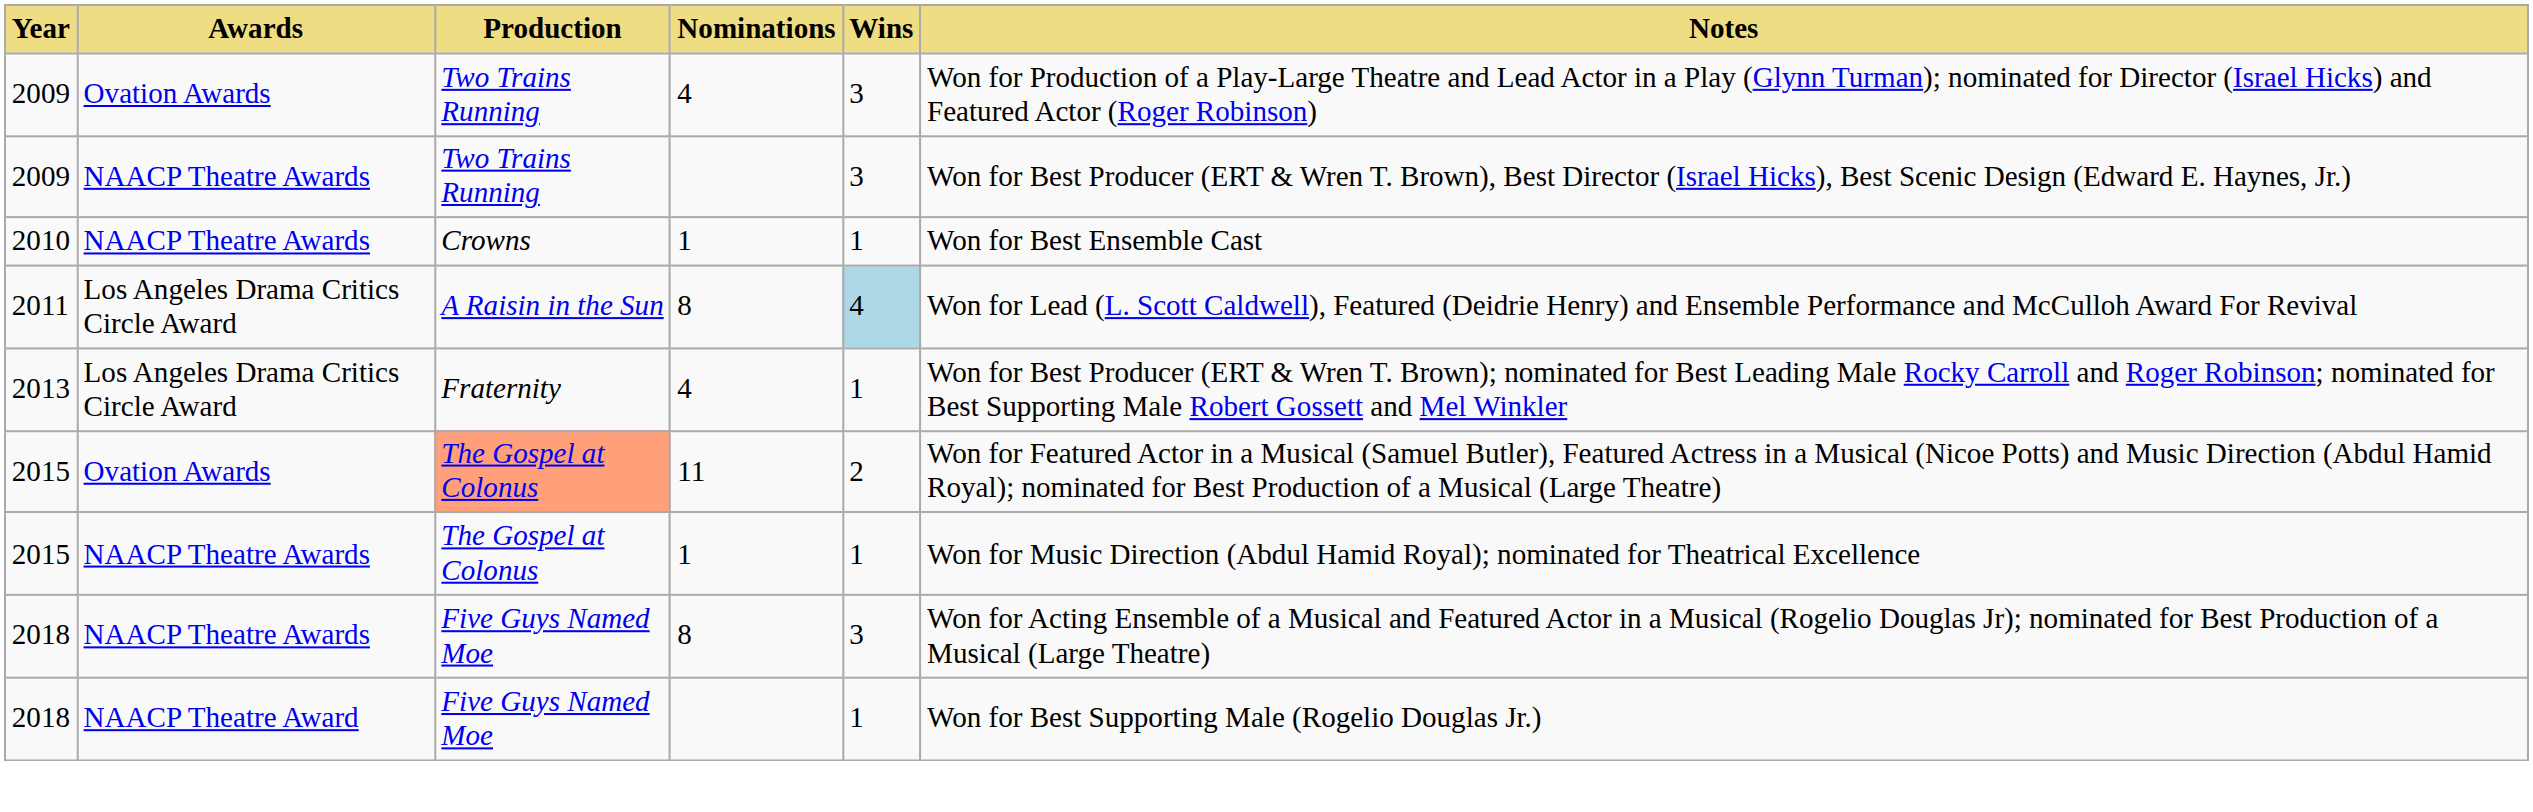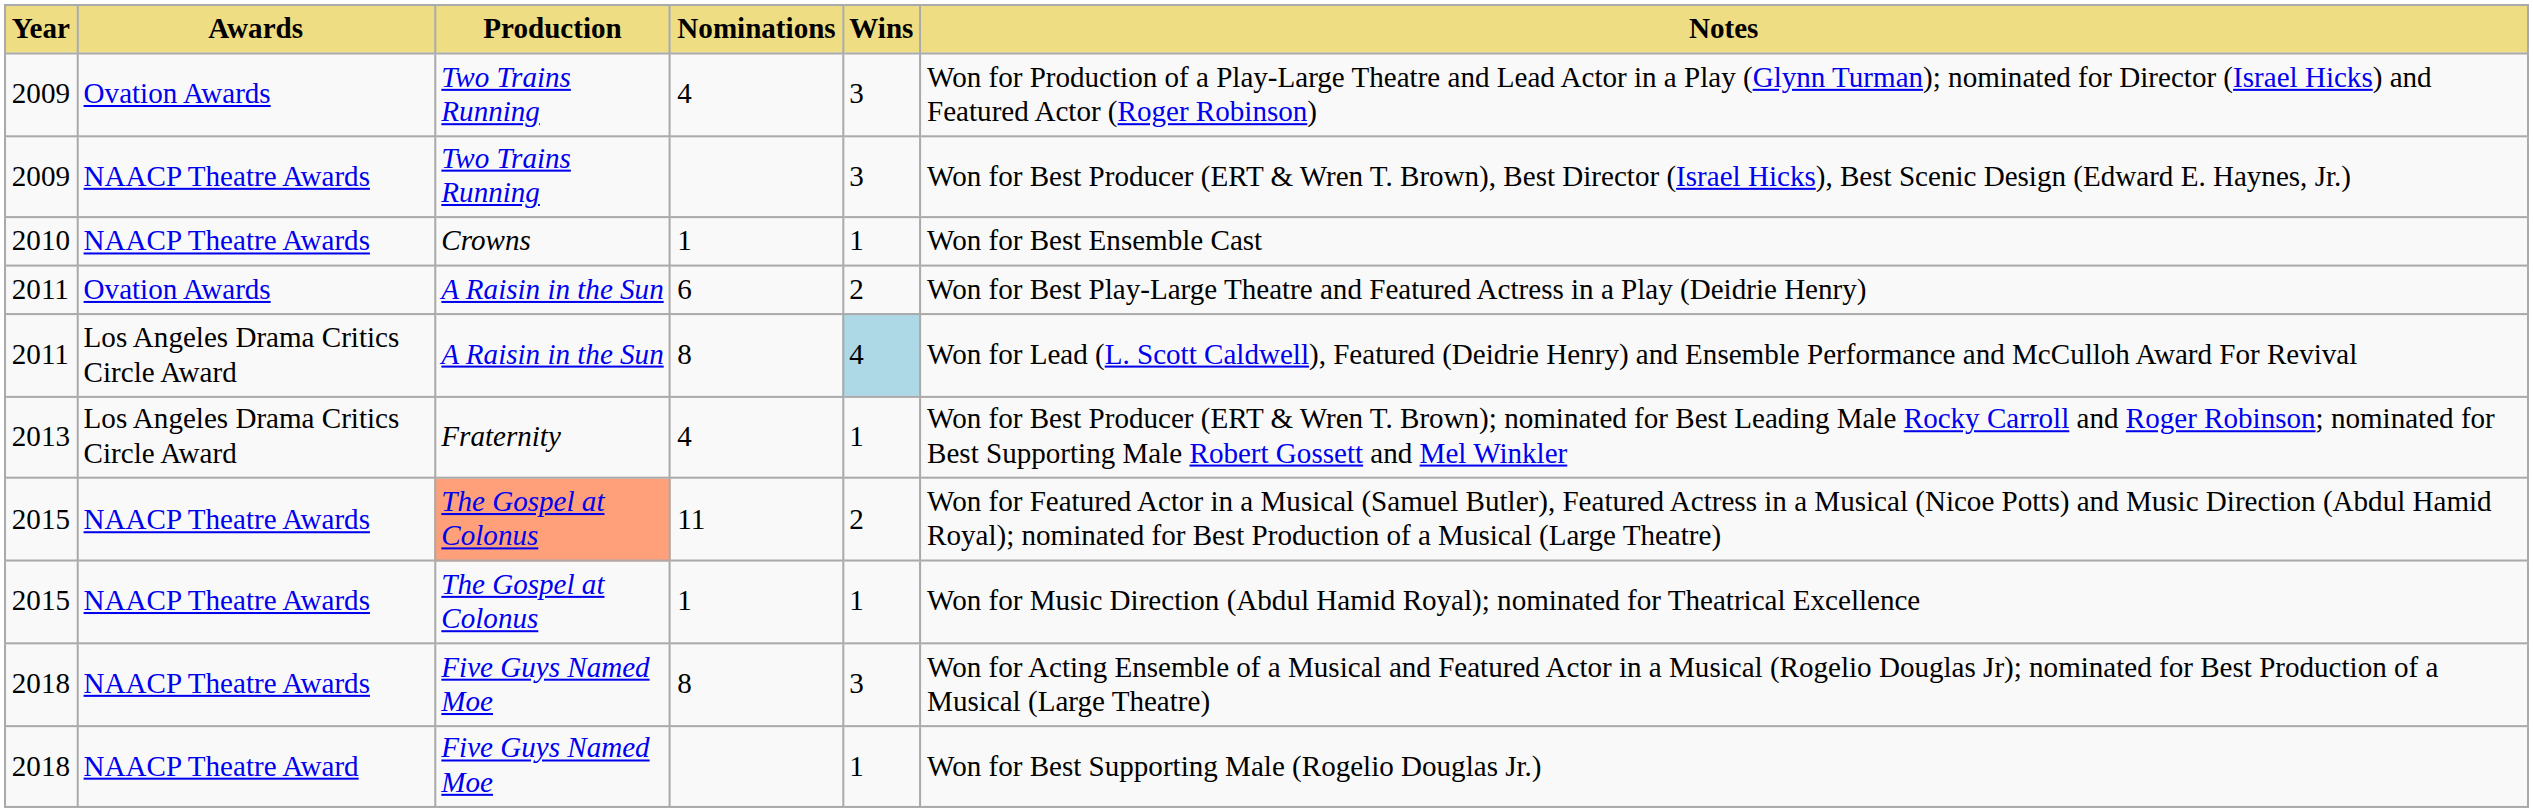+ row: (40, 289)
(177, 471) Ovation Awards -> (227, 519) NAACP Theatre Awards
